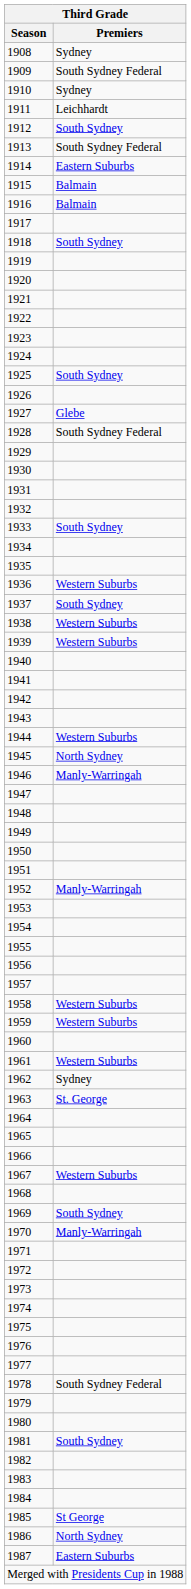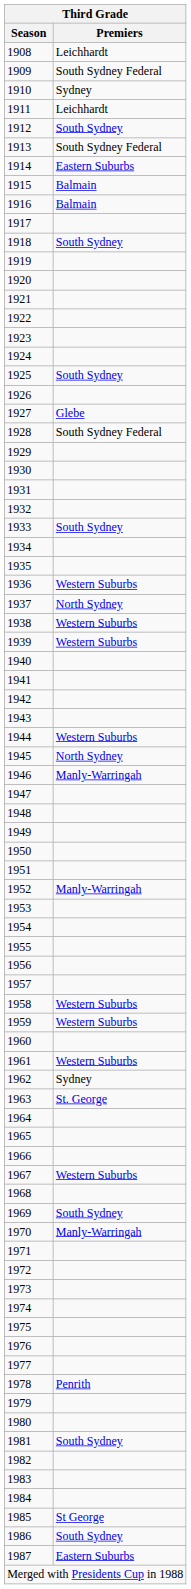(74, 52) Sydney -> (82, 52) Leichhardt
(89, 603) South Sydney -> (89, 603) North Sydney
(109, 1384) South Sydney Federal -> (73, 1384) Penrith
(89, 1536) North Sydney -> (89, 1536) South Sydney
